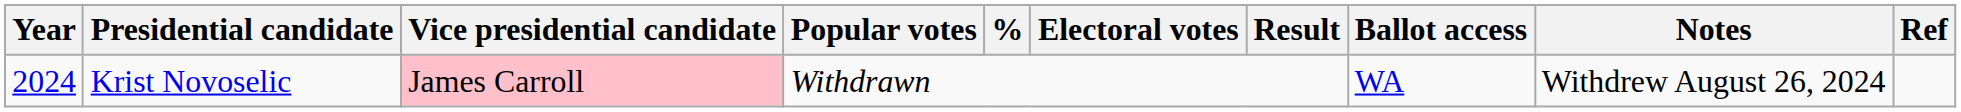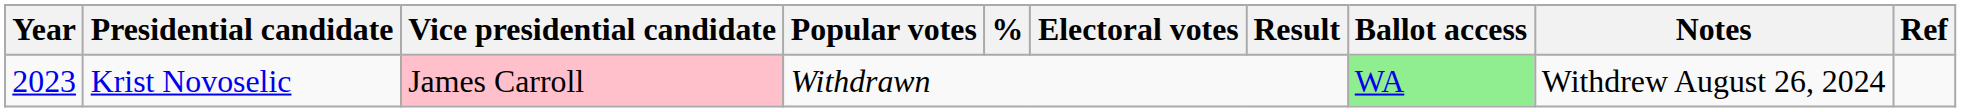(44, 80) 2024 -> (44, 80) 2023
(1380, 80) no background -> (1380, 80) lightgreen background
